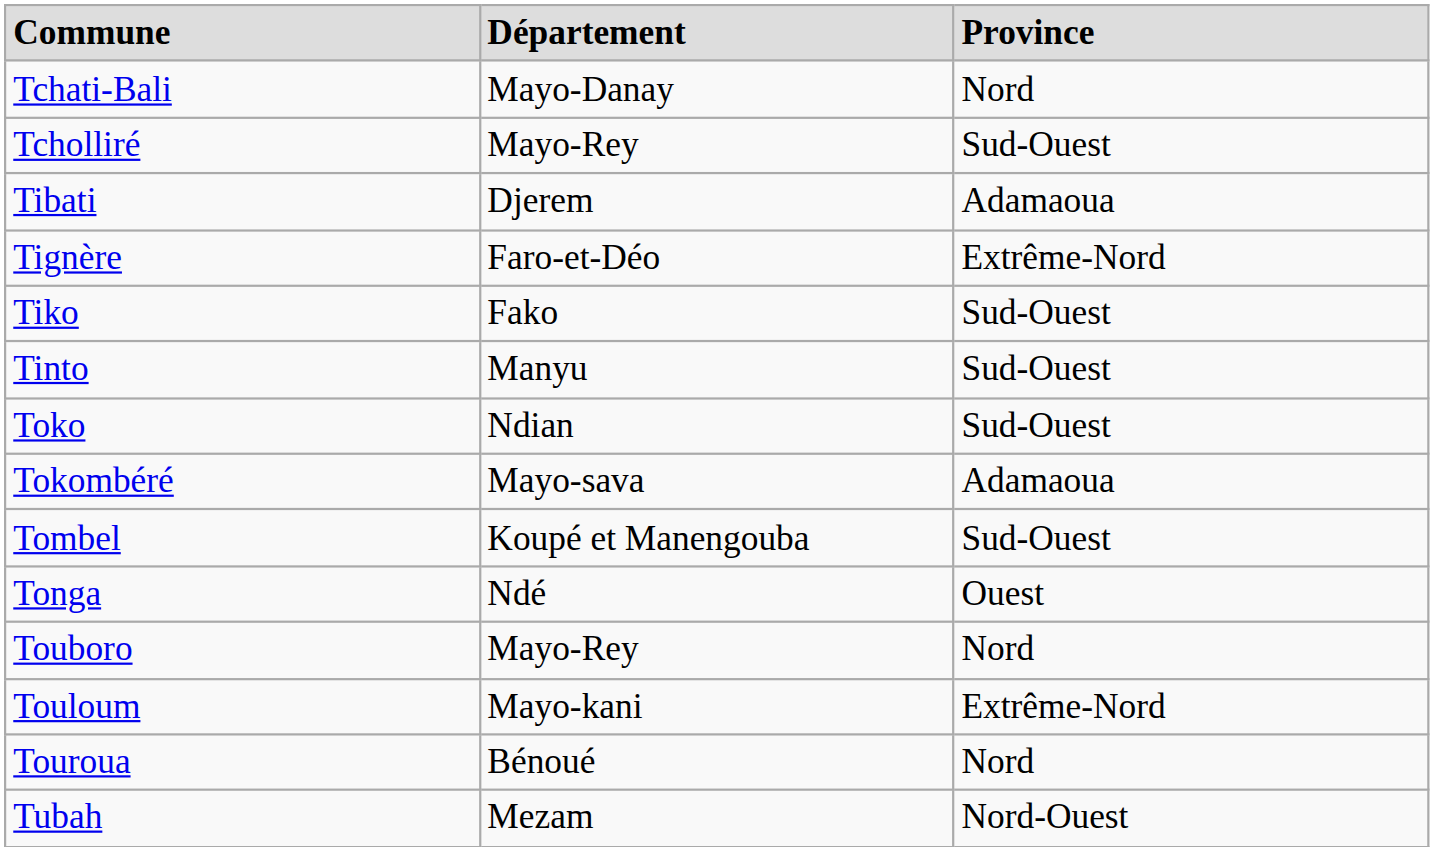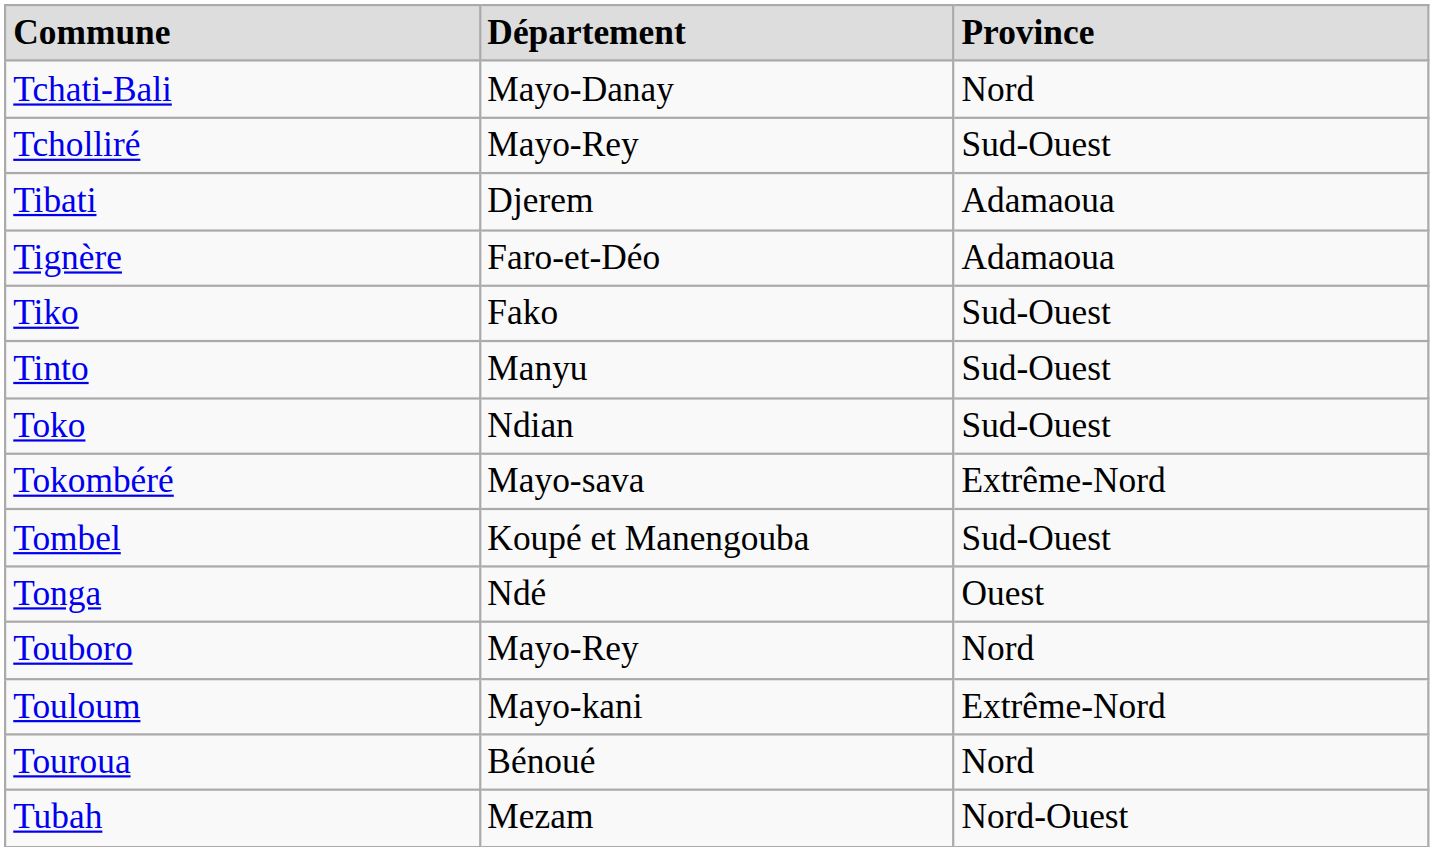(1064, 256) Extrême-Nord -> (1038, 256) Adamaoua
(1038, 481) Adamaoua -> (1064, 481) Extrême-Nord
